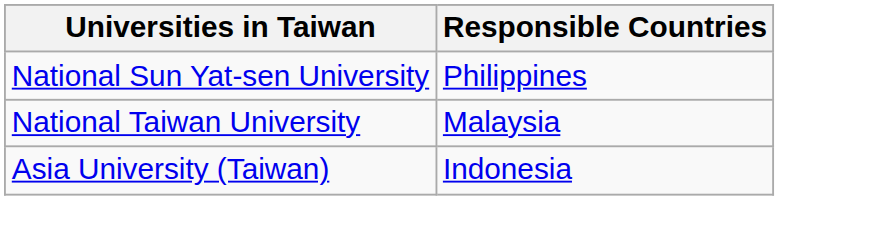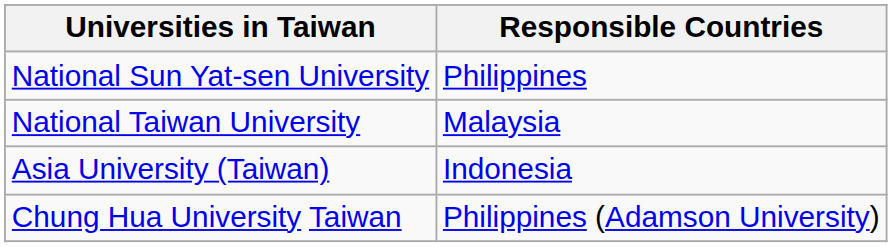+ row: (207, 216)
